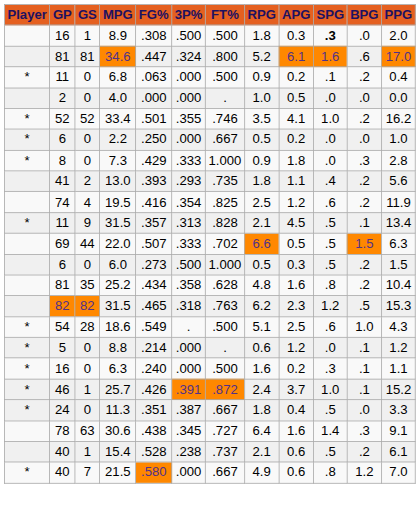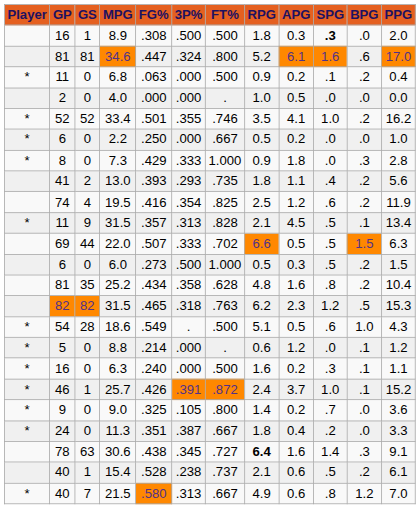(296, 327) 2.5 -> (296, 327) 0.5
+ row: (62, 410)
(330, 410) .5 -> (330, 431) .2
(262, 431) normal -> (262, 451) bold
(189, 472) .000 -> (189, 493) .313
